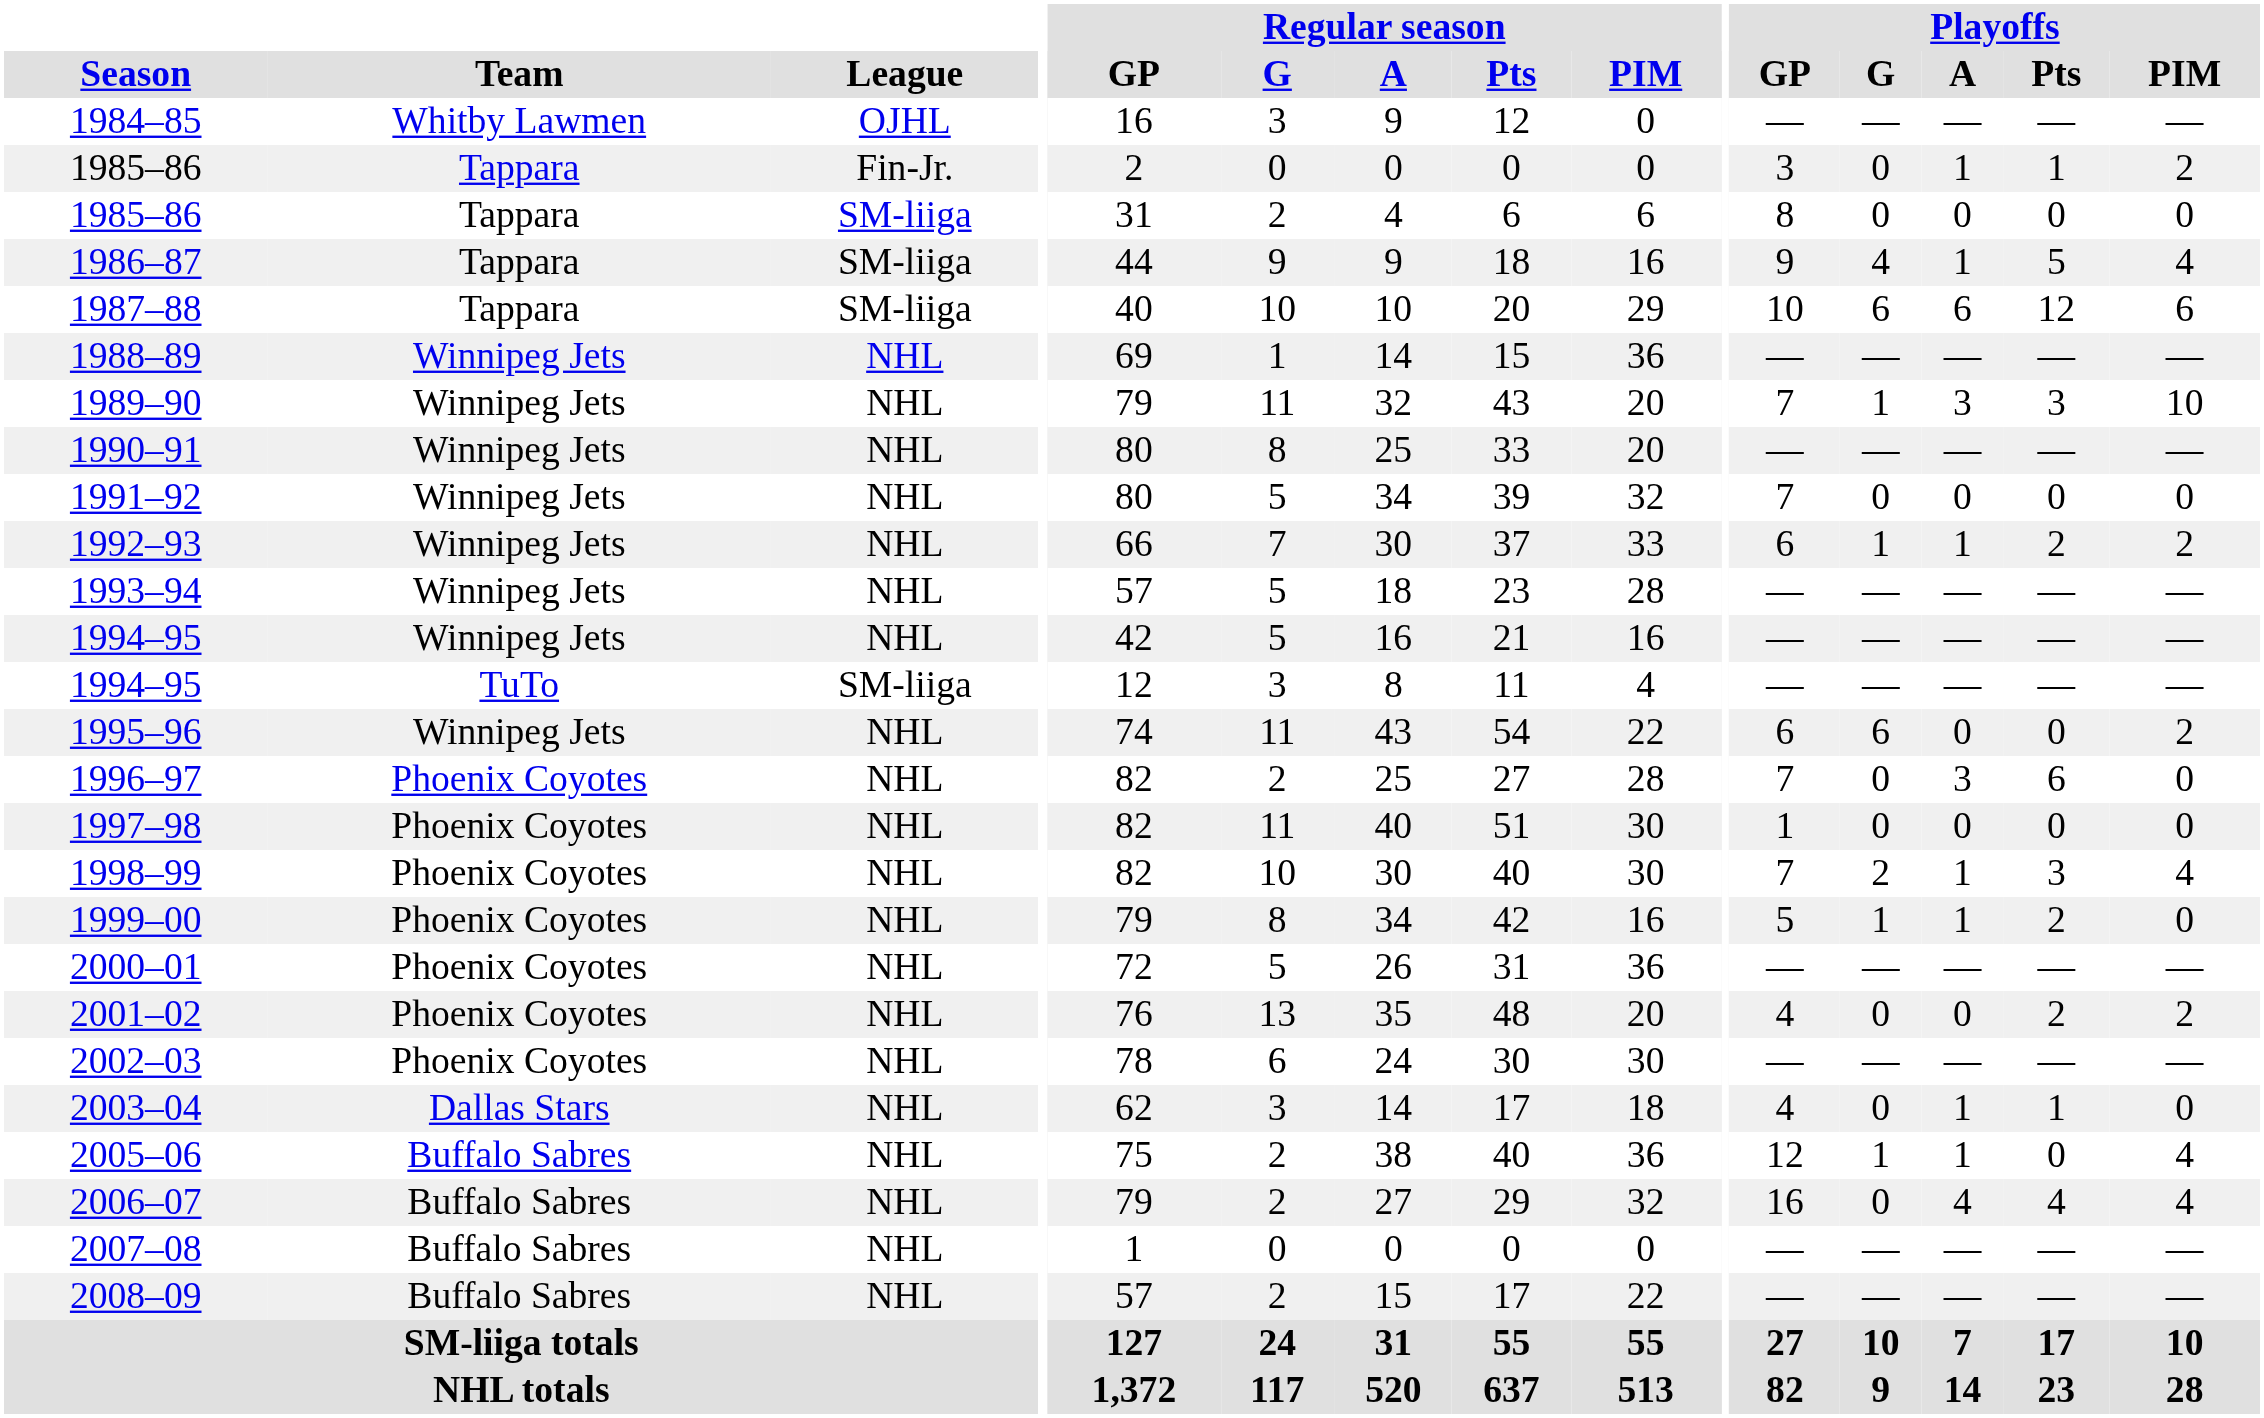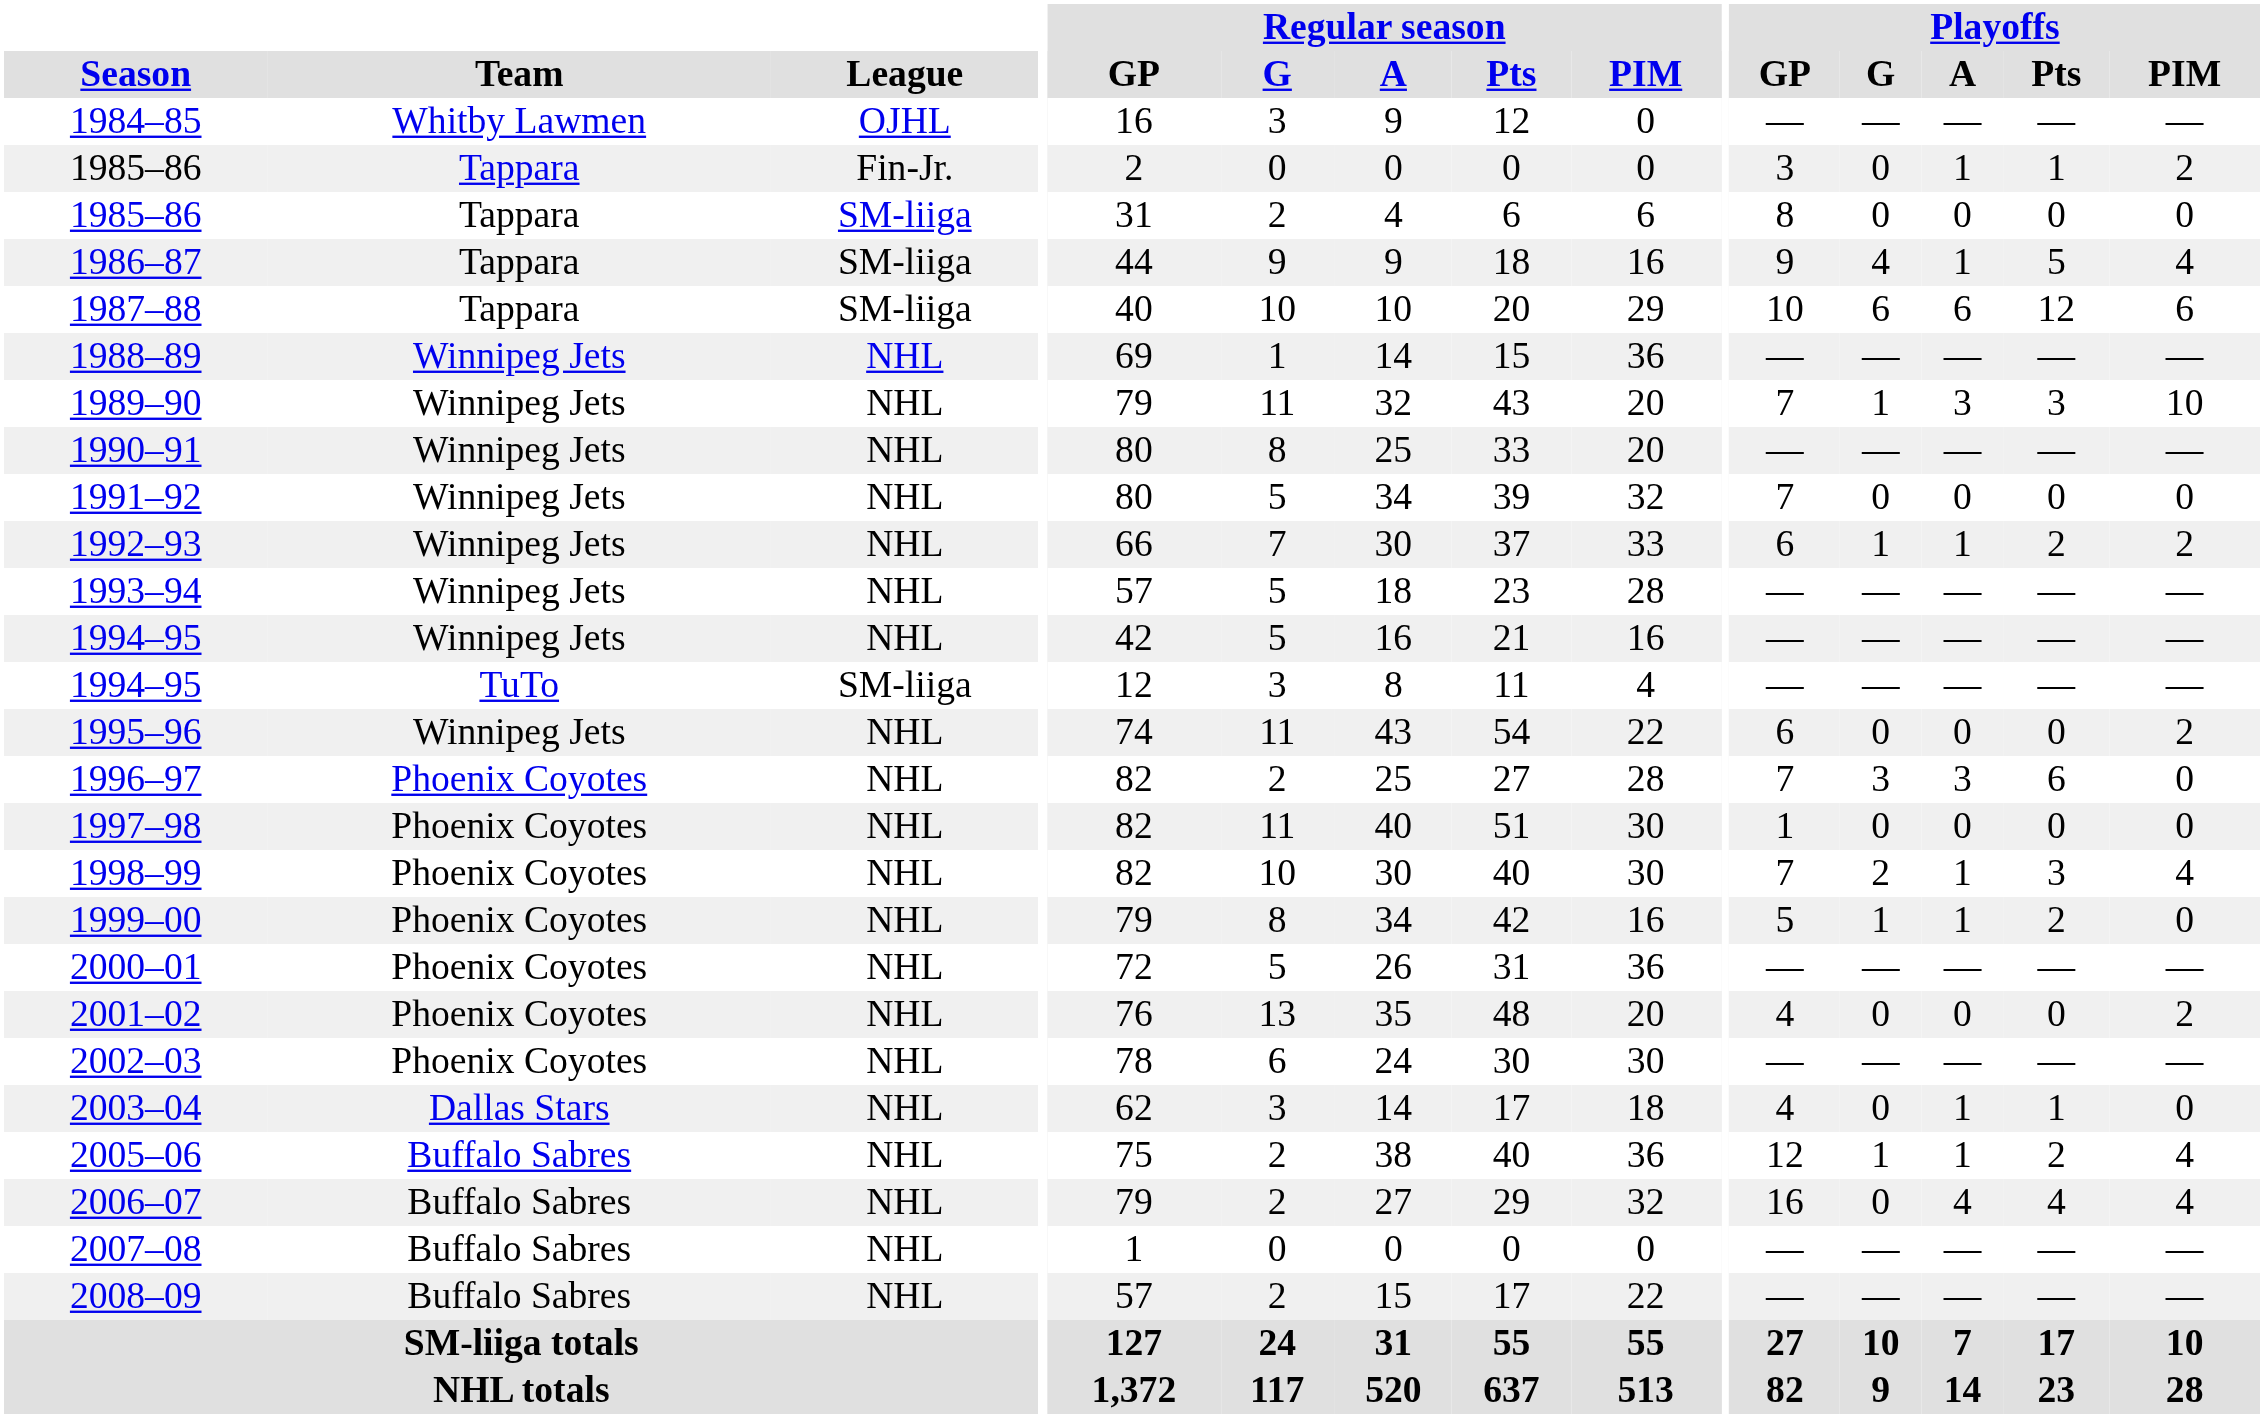(1881, 731) 6 -> (1881, 731) 0
(1881, 778) 0 -> (1881, 778) 3
(2056, 1013) 2 -> (2056, 1013) 0
(2056, 1154) 0 -> (2056, 1154) 2
